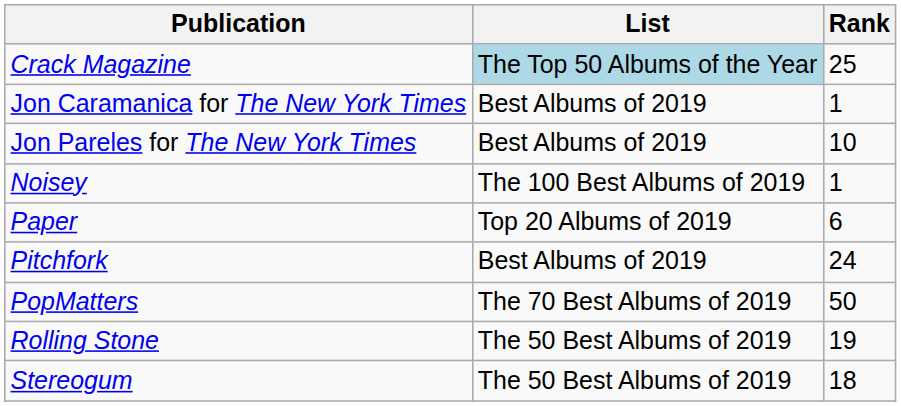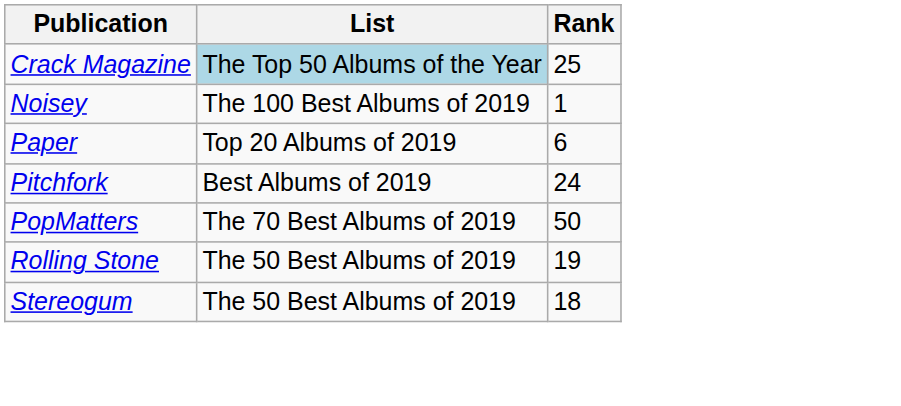- row: (238, 103)
- row: (213, 143)
